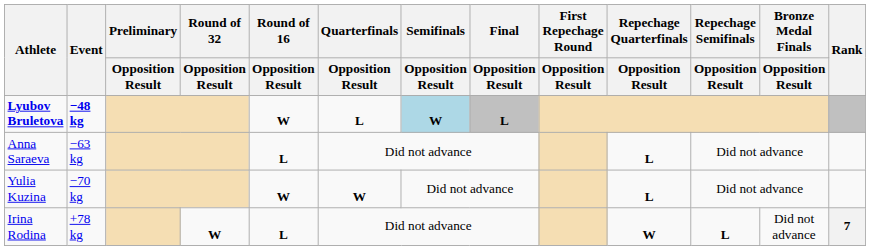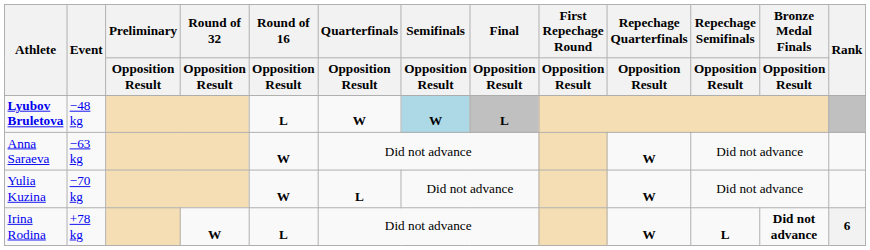(80, 114) bold -> (80, 114) normal
(283, 122) W -> (283, 122) L
(359, 122) L -> (359, 122) W
(283, 159) L -> (283, 159) W
(649, 159) L -> (649, 159) W
(359, 197) W -> (359, 197) L
(649, 197) L -> (649, 197) W
(794, 226) normal -> (794, 226) bold
(847, 226) 7 -> (847, 226) 6
